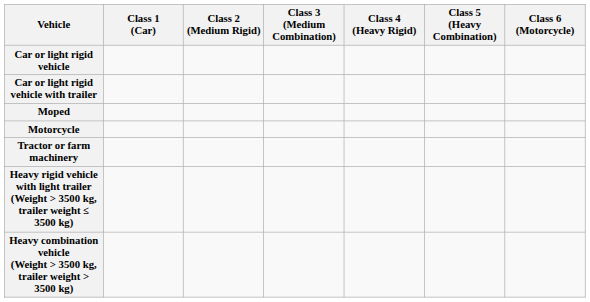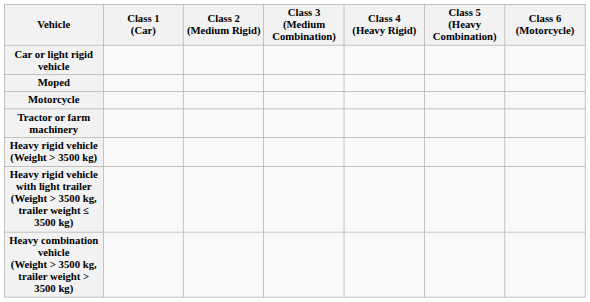- row: (54, 89)
+ row: (54, 152)
